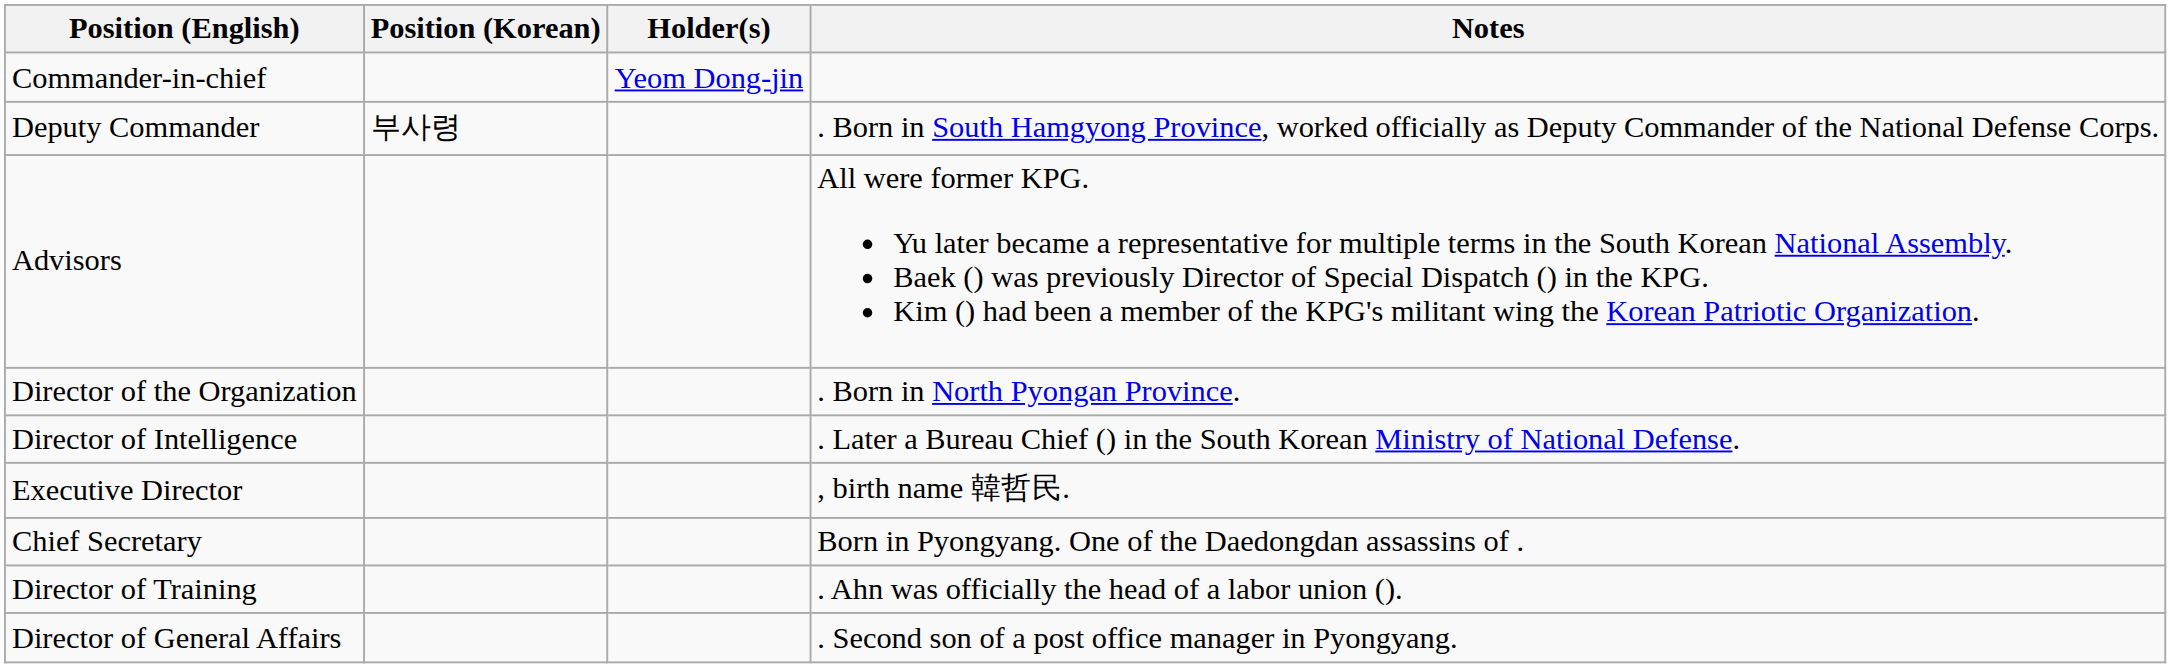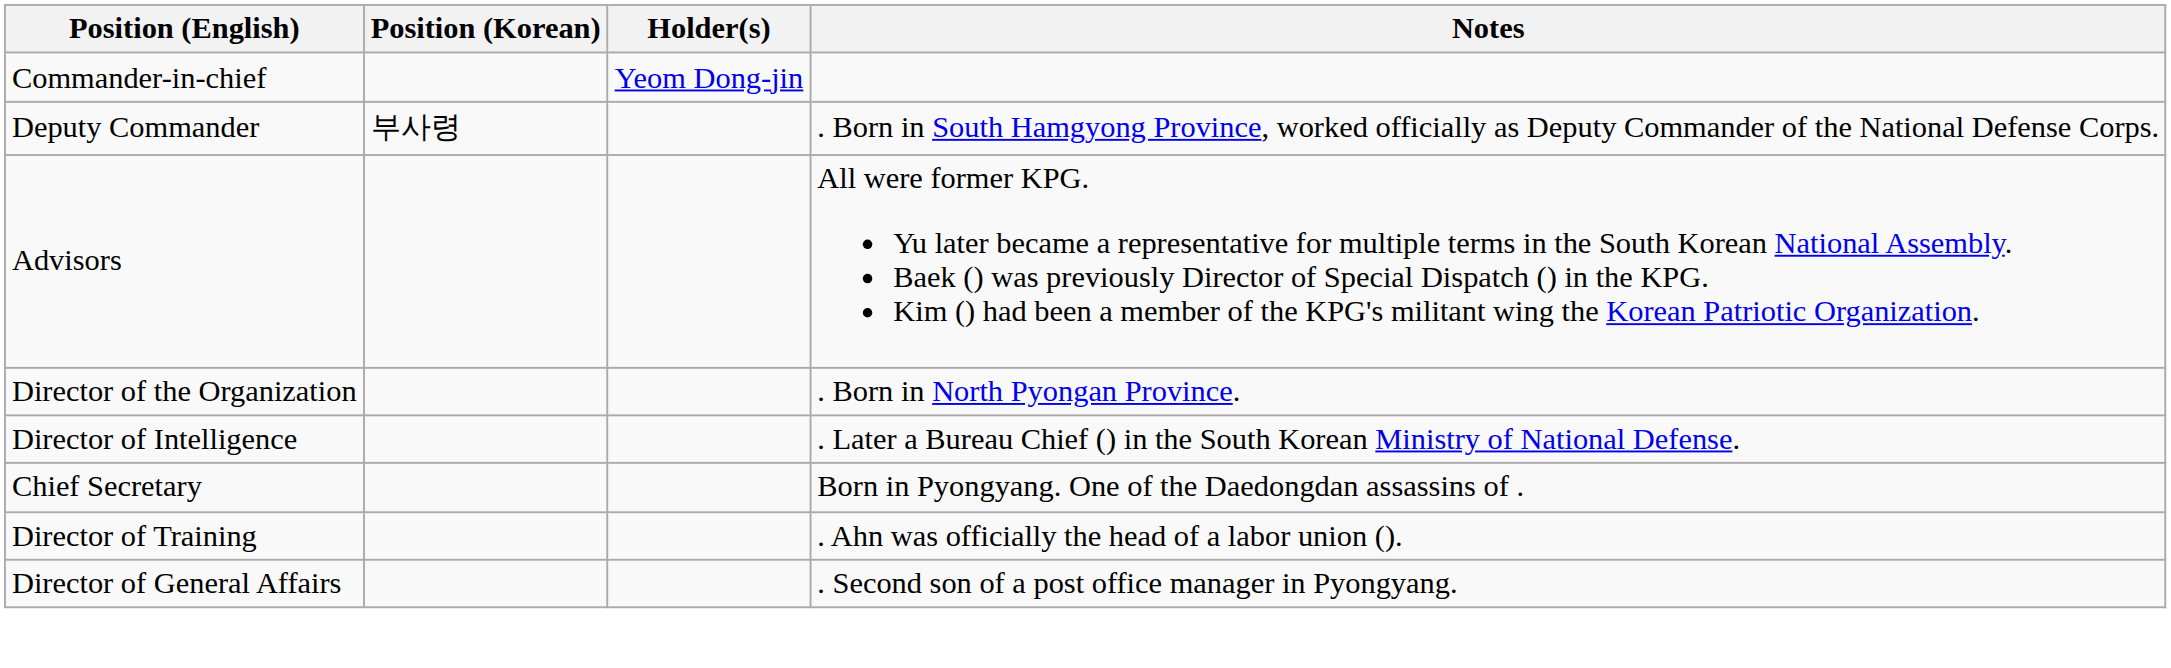- row: (127, 489)
